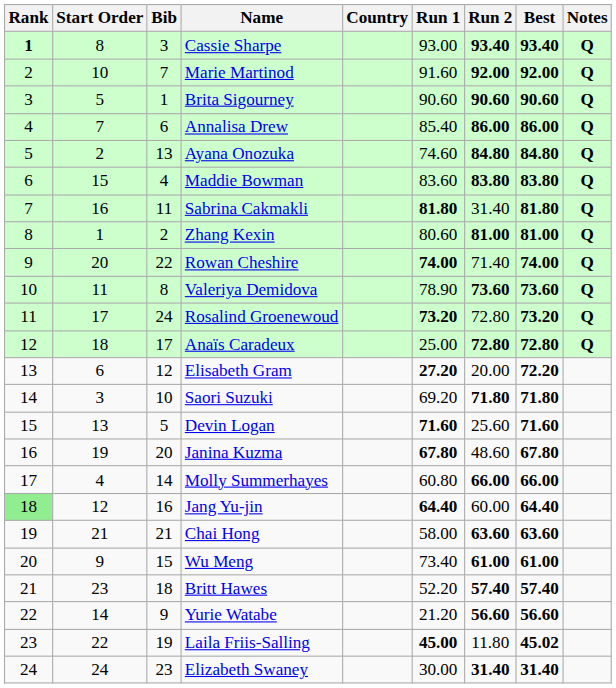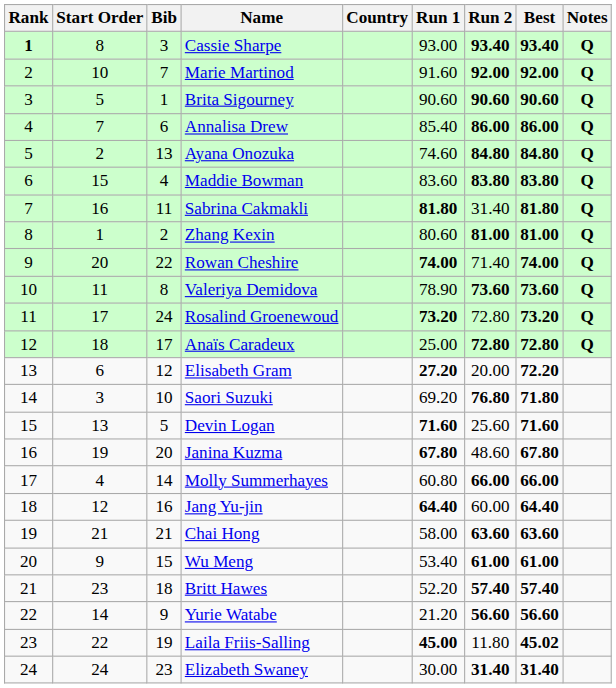(490, 398) 71.80 -> (490, 398) 76.80
(28, 506) lightgreen background -> (28, 506) no background
(438, 561) 73.40 -> (438, 561) 53.40
